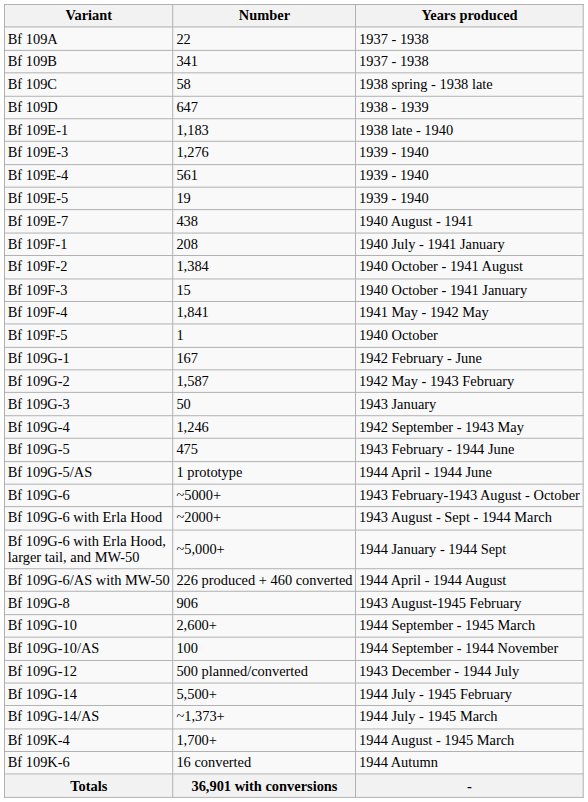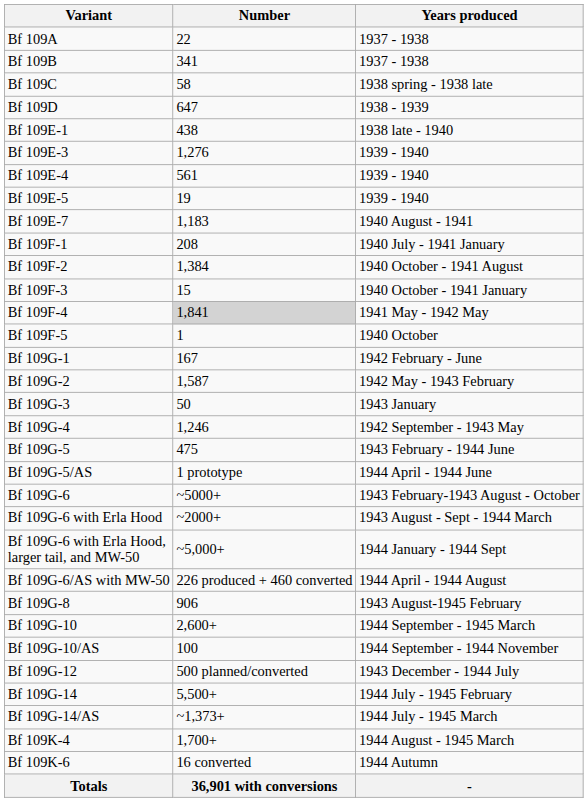(193, 130) 1,183 -> (187, 130) 438
(187, 221) 438 -> (193, 221) 1,183
(193, 312) no background -> (193, 312) lightgrey background
